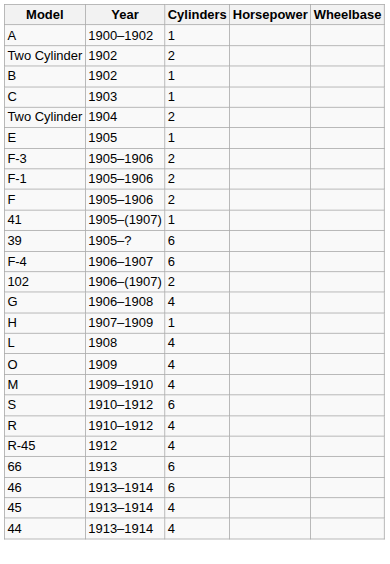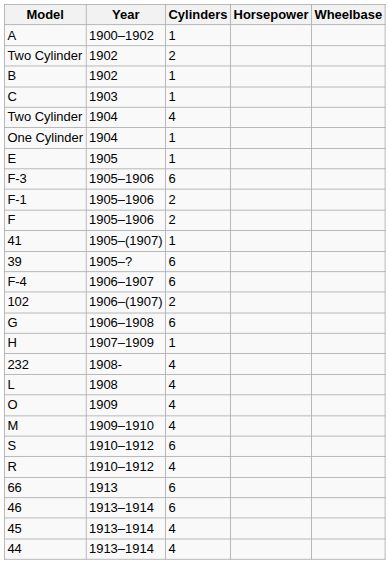(171, 117) 2 -> (172, 117) 4
+ row: (45, 138)
(171, 158) 2 -> (172, 179) 6
(171, 302) 4 -> (172, 323) 6
+ row: (18, 364)
- row: (21, 446)
